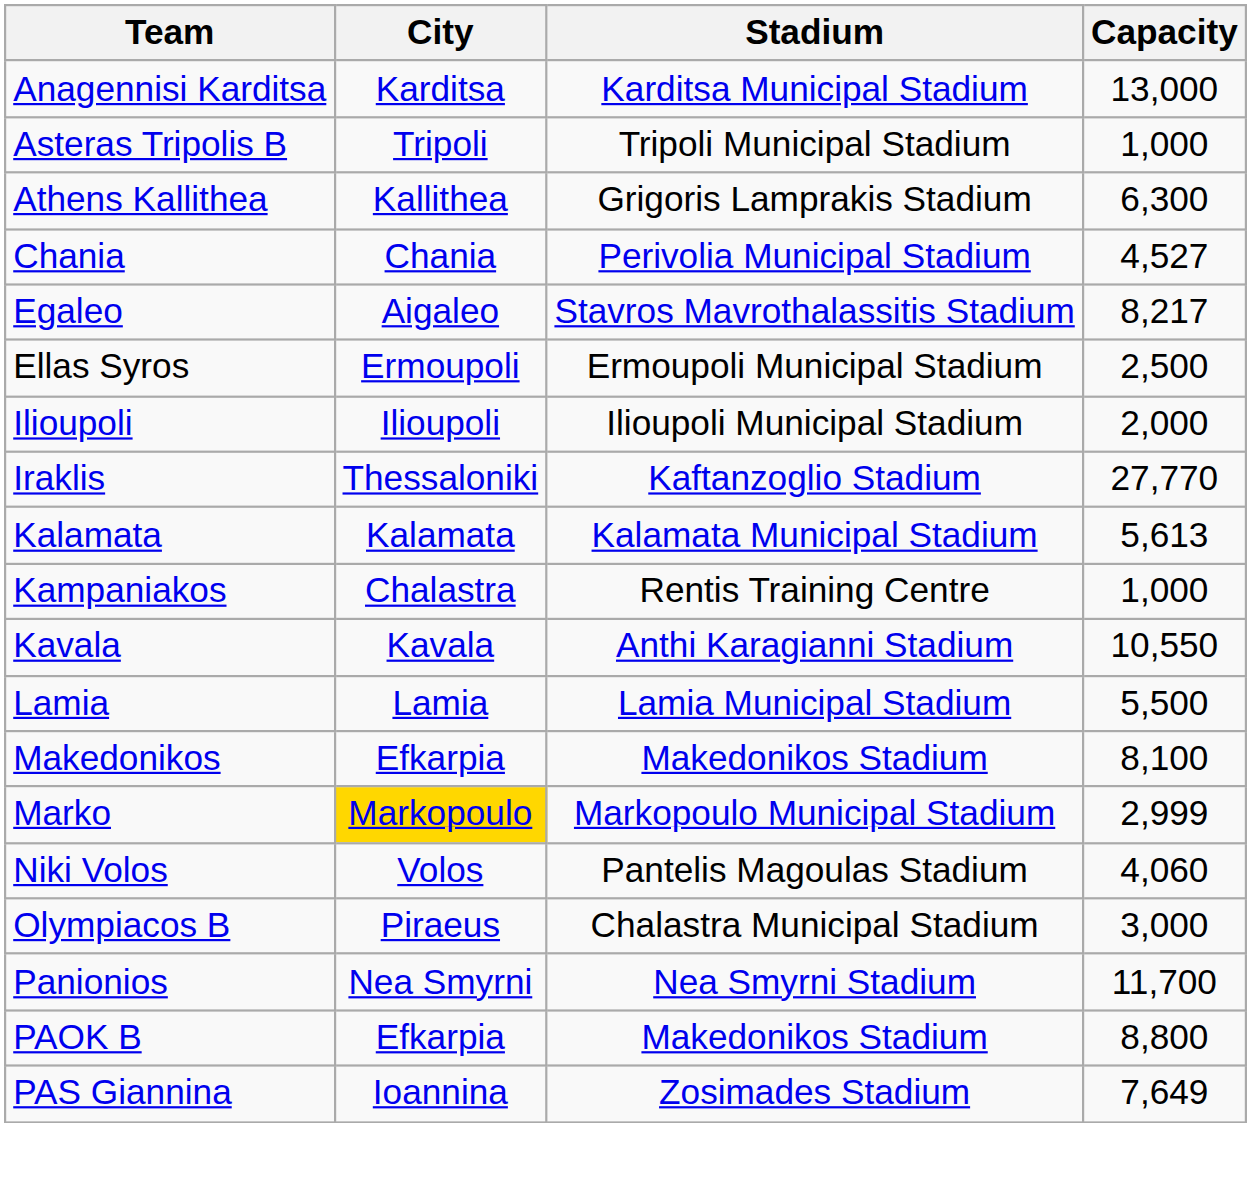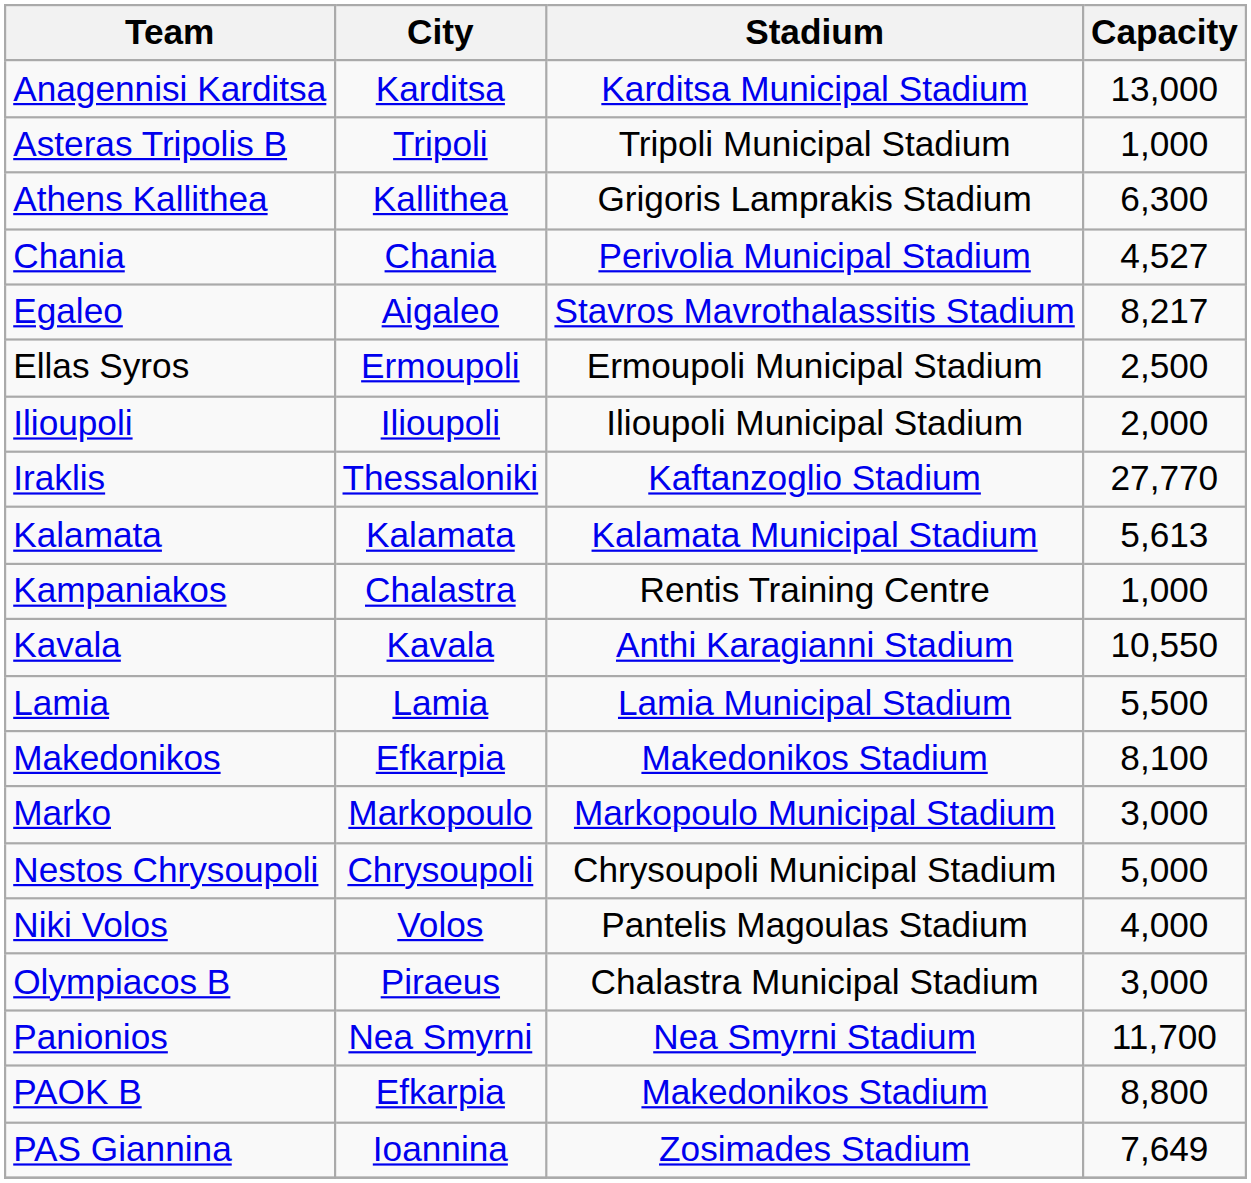(440, 813) gold background -> (440, 813) no background
(1164, 813) 2,999 -> (1164, 813) 3,000
+ row: (166, 869)
(1164, 869) 4,060 -> (1164, 925) 4,000
